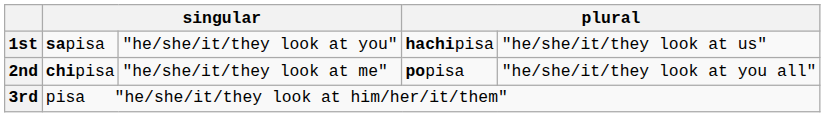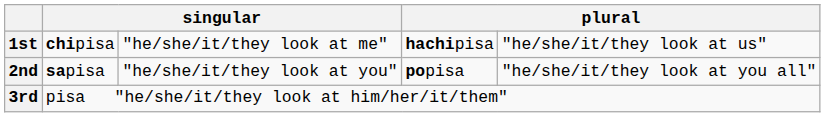(75, 45) sapisa -> (80, 45) chipisa
(260, 45) "he/she/it/they look at you" -> (255, 45) "he/she/it/they look at me"
(80, 71) chipisa -> (75, 71) sapisa
(255, 71) "he/she/it/they look at me" -> (260, 71) "he/she/it/they look at you"
